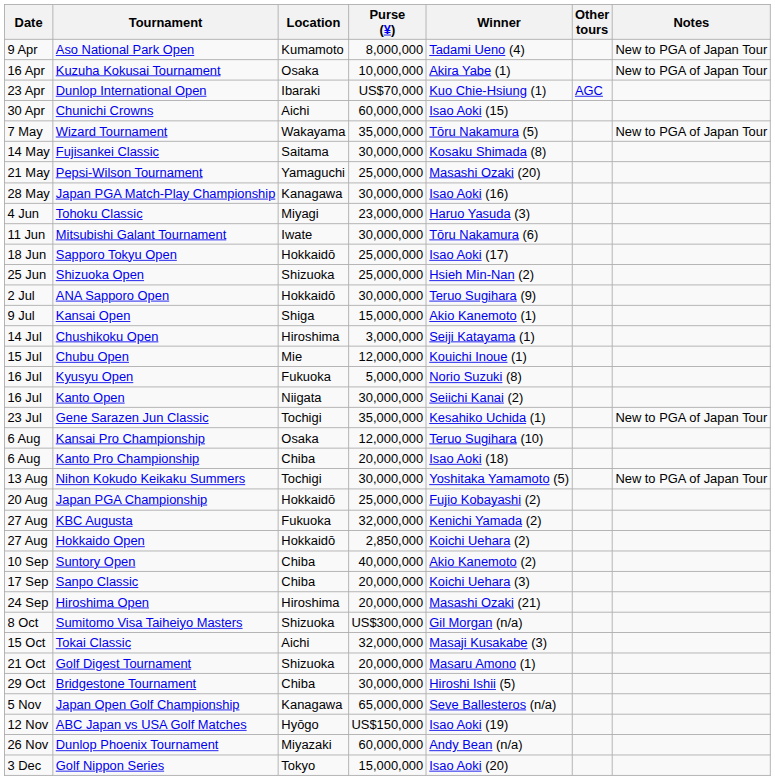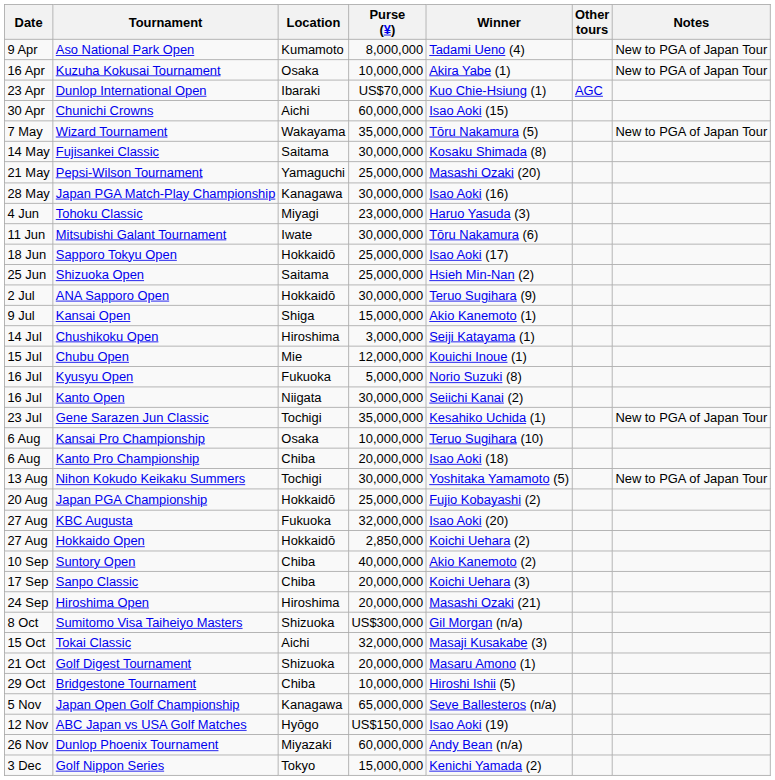(308, 275) Shizuoka -> (305, 275) Saitama
(391, 438) 12,000,000 -> (391, 438) 10,000,000
(485, 520) Kenichi Yamada (2) -> (469, 520) Isao Aoki (20)
(391, 684) 30,000,000 -> (391, 684) 10,000,000
(469, 766) Isao Aoki (20) -> (485, 766) Kenichi Yamada (2)
